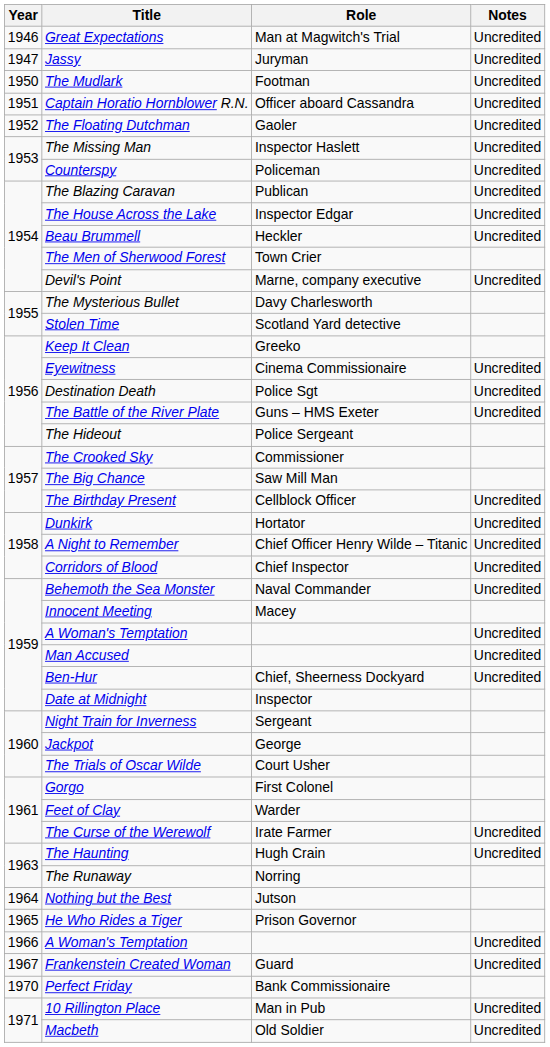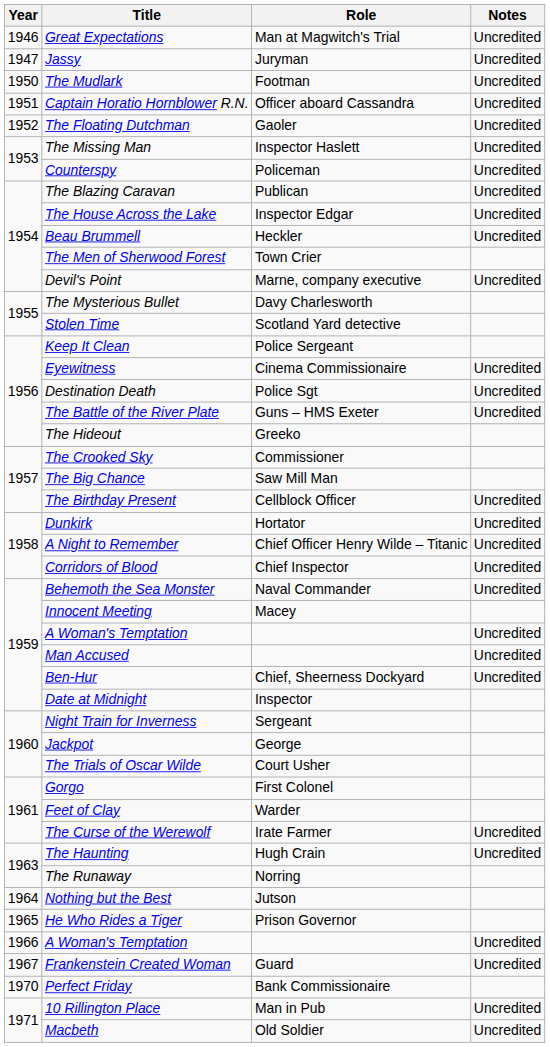(278, 346) Greeko -> (304, 346) Police Sergeant
(304, 434) Police Sergeant -> (278, 434) Greeko
